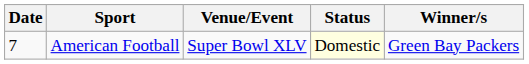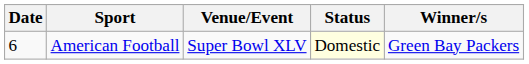(13, 45) 7 -> (13, 45) 6
